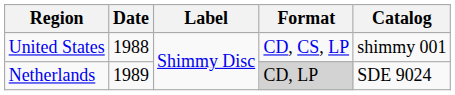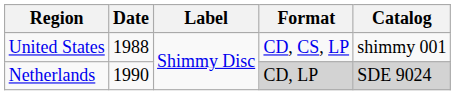(131, 75) 1989 -> (131, 75) 1990
(394, 75) no background -> (394, 75) lightgrey background
